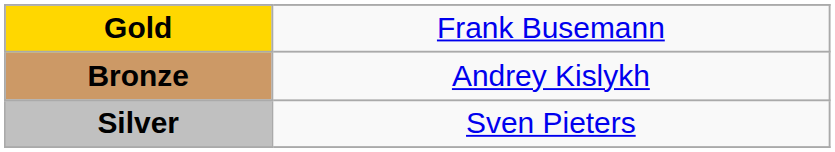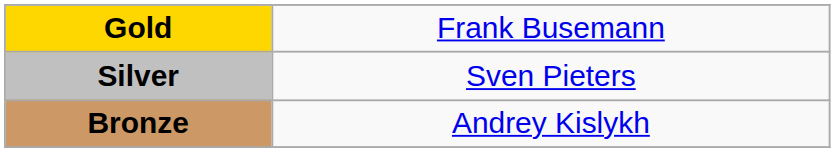rows swapped: (138, 123) <-> (138, 75)
